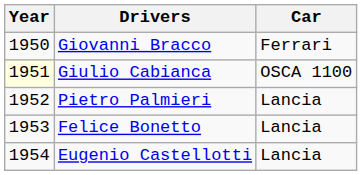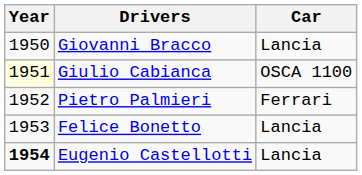(296, 46) Ferrari -> (291, 46) Lancia
(291, 101) Lancia -> (296, 101) Ferrari
(29, 156) normal -> (29, 156) bold
